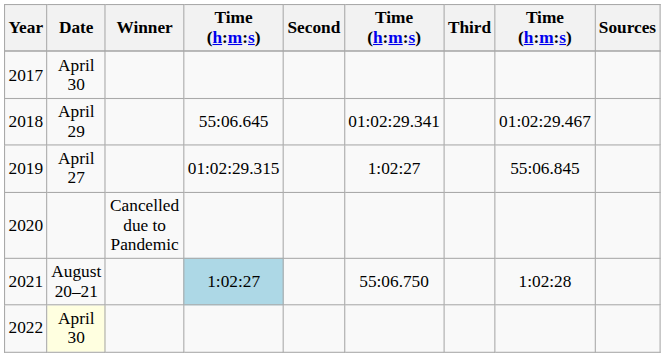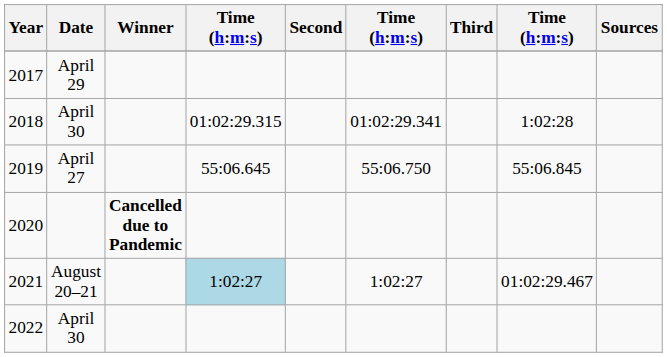(76, 74) April 30 -> (76, 74) April 29
(76, 121) April 29 -> (76, 121) April 30
(234, 121) 55:06.645 -> (236, 121) 01:02:29.315
(545, 121) 01:02:29.467 -> (547, 121) 1:02:28
(234, 168) 01:02:29.315 -> (236, 168) 55:06.645
(394, 168) 1:02:27 -> (396, 168) 55:06.750
(145, 225) normal -> (145, 225) bold
(394, 281) 55:06.750 -> (396, 281) 1:02:27
(545, 281) 1:02:28 -> (547, 281) 01:02:29.467
(76, 328) lightyellow background -> (76, 328) no background
